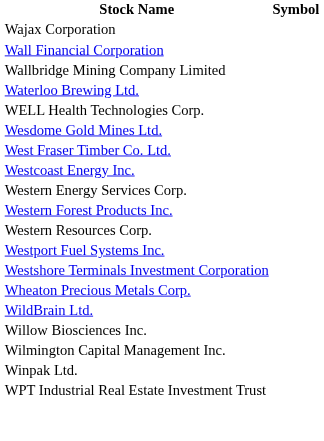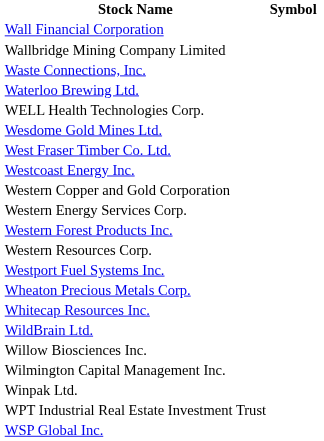- row: (60, 29)
+ row: (75, 70)
+ row: (117, 190)
- row: (137, 270)
+ row: (77, 310)
+ row: (54, 430)
